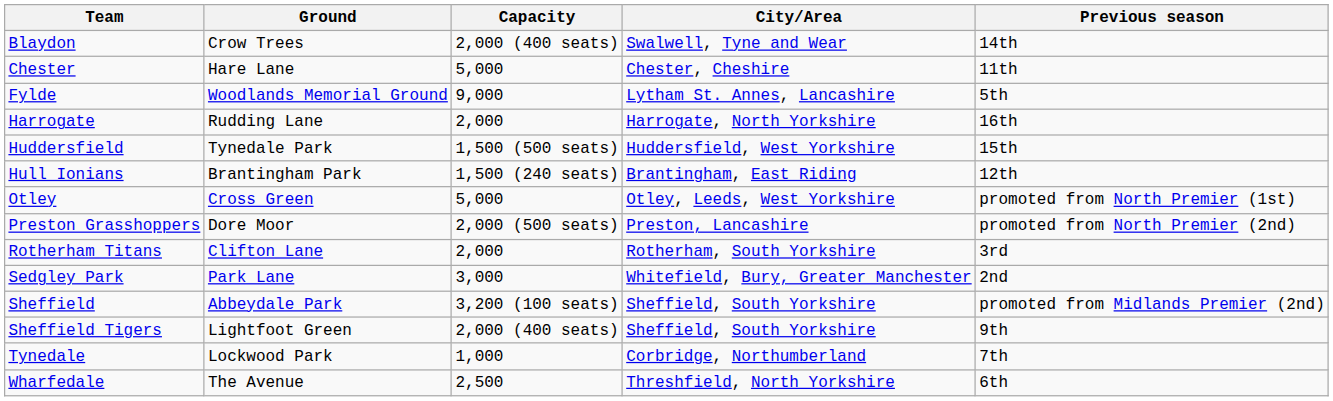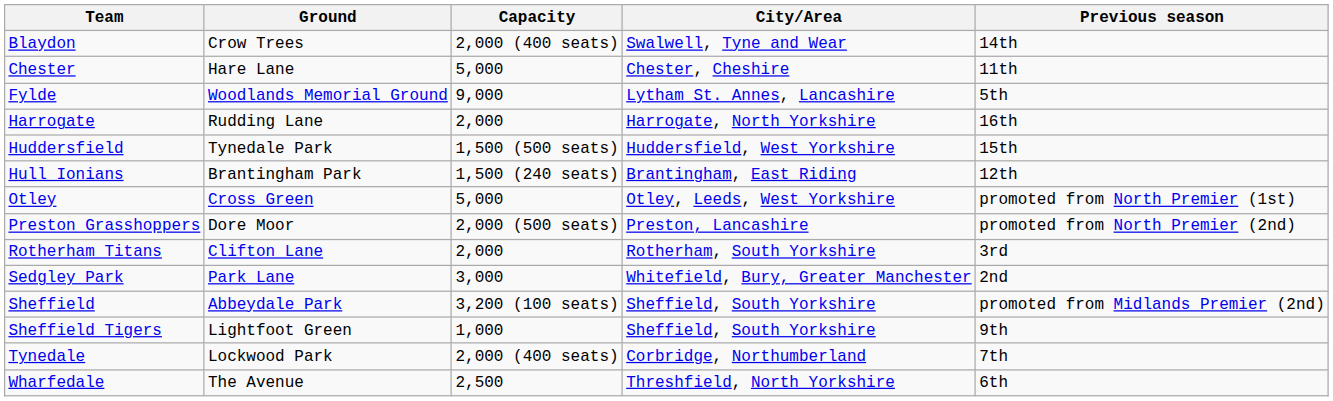(537, 330) 2,000 (400 seats) -> (479, 330) 1,000
(479, 356) 1,000 -> (537, 356) 2,000 (400 seats)
